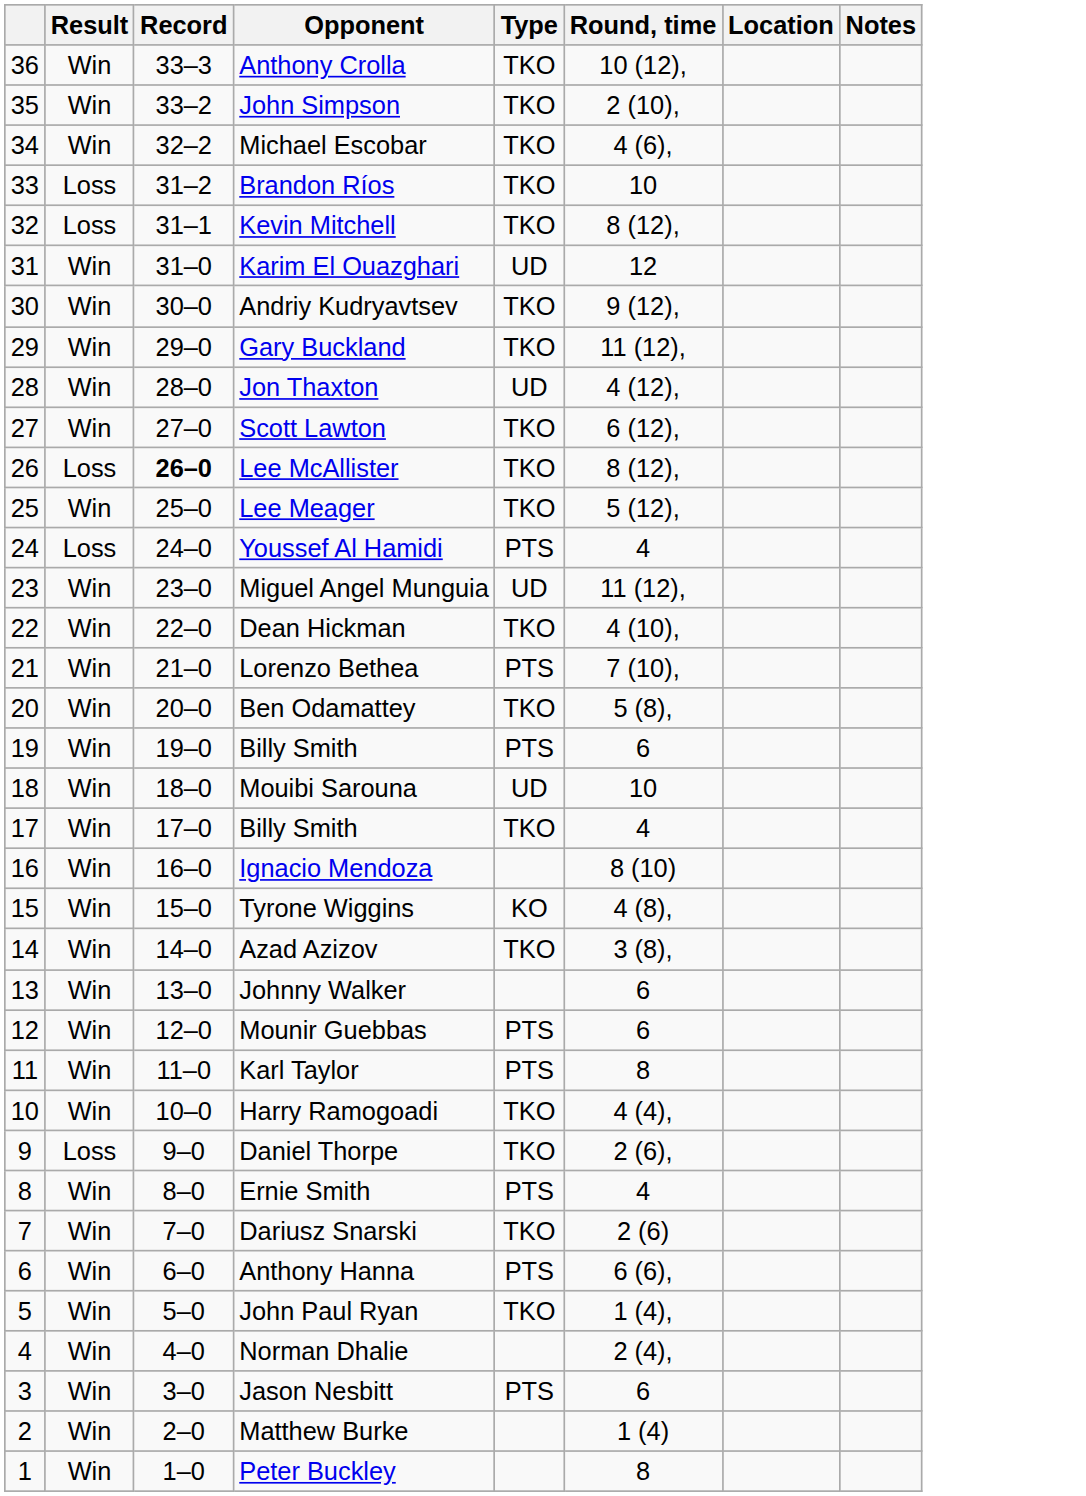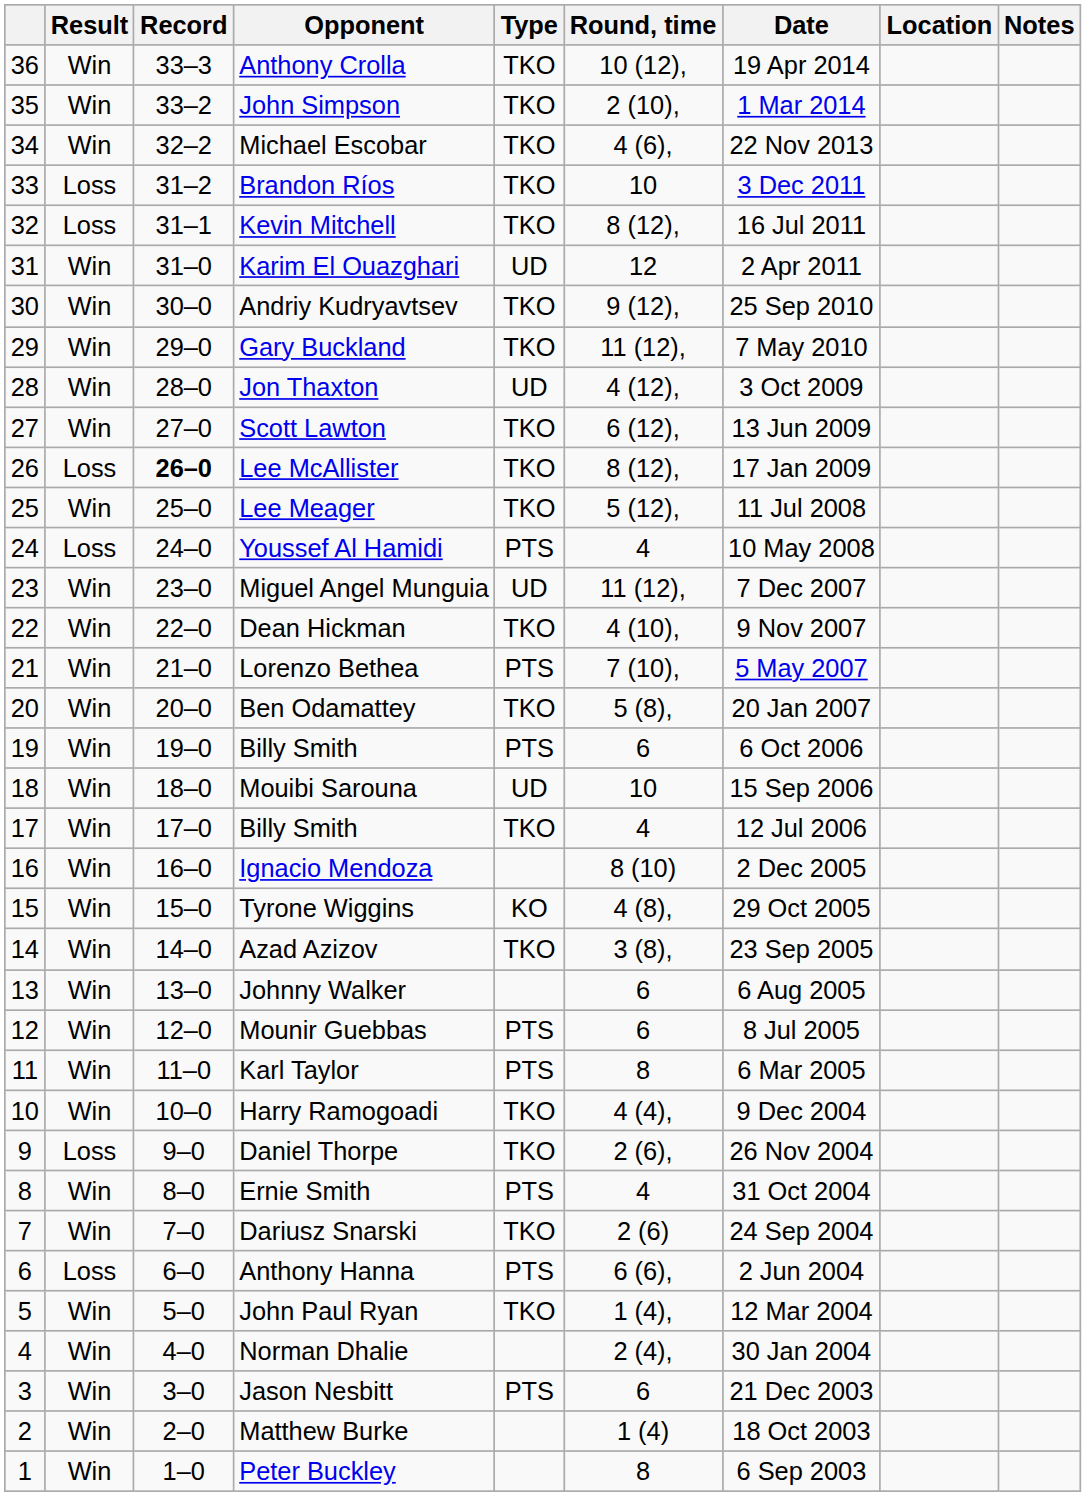+ column: (801, 25)
(90, 1271) Win -> (90, 1271) Loss
